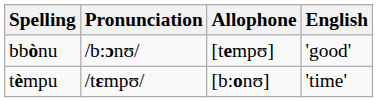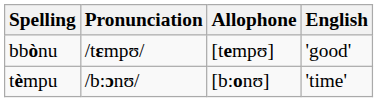(112, 50) /b:ɔnʊ/ -> (115, 50) /tɛmpʊ/
(115, 81) /tɛmpʊ/ -> (112, 81) /b:ɔnʊ/
